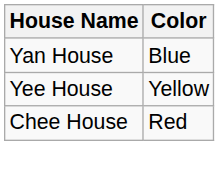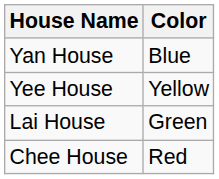+ row: (57, 122)
